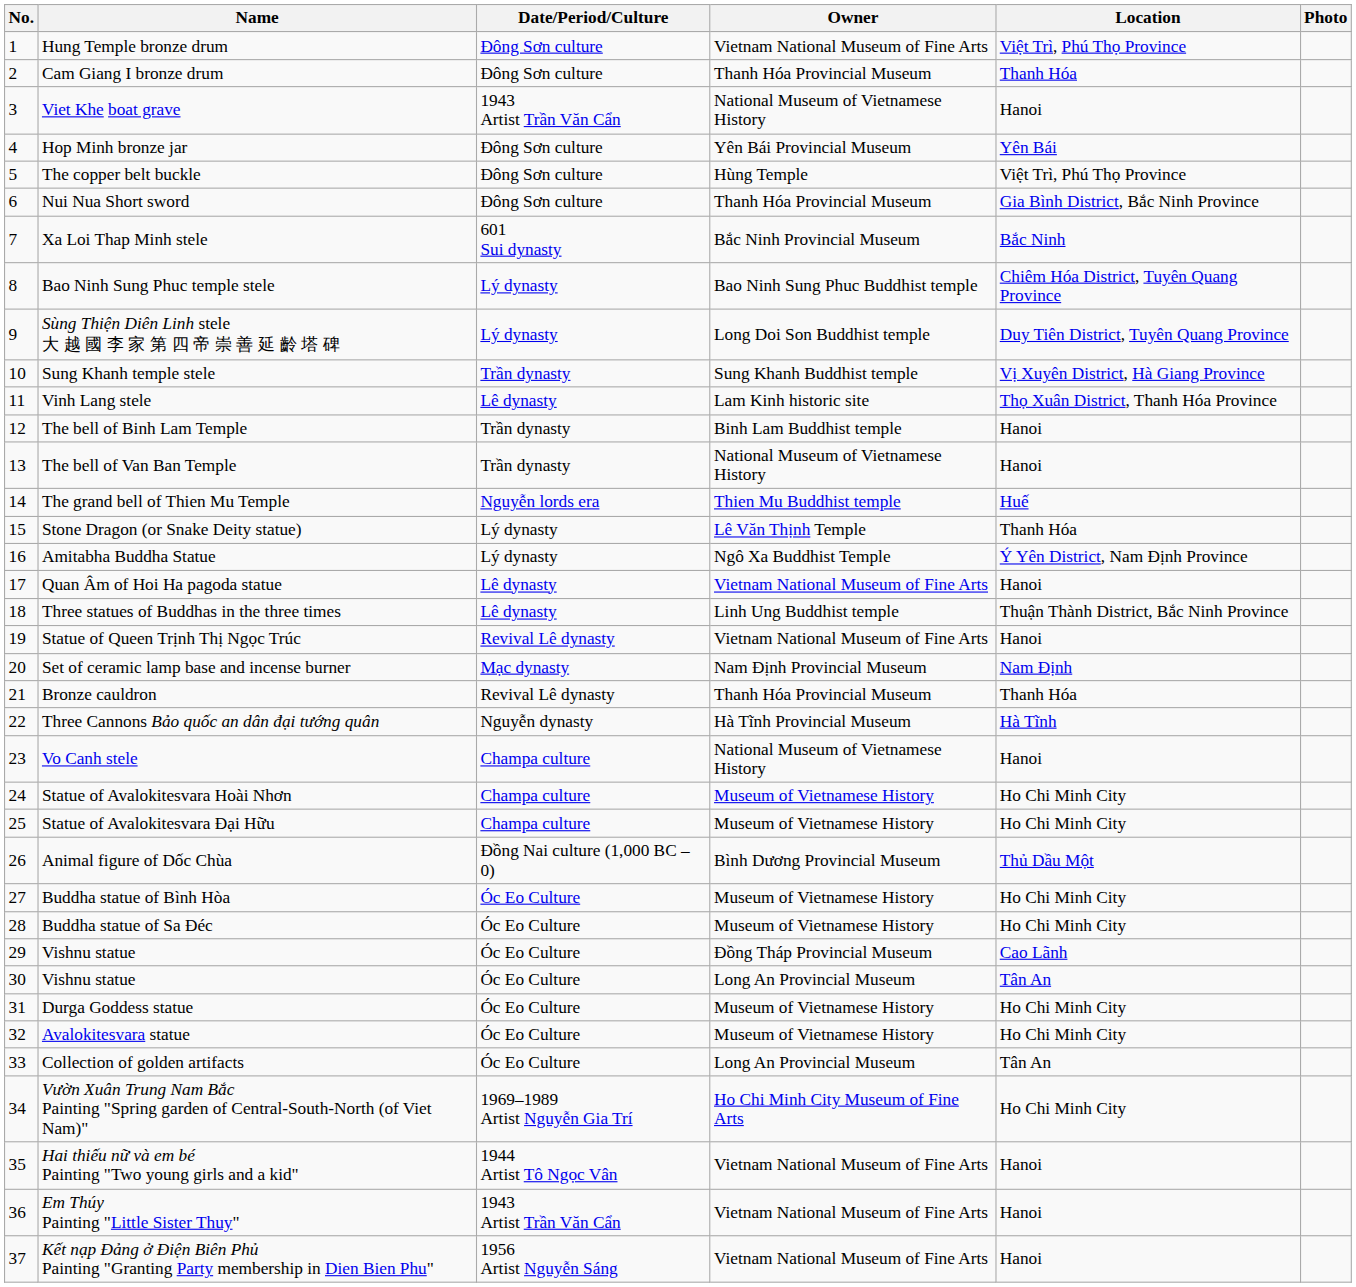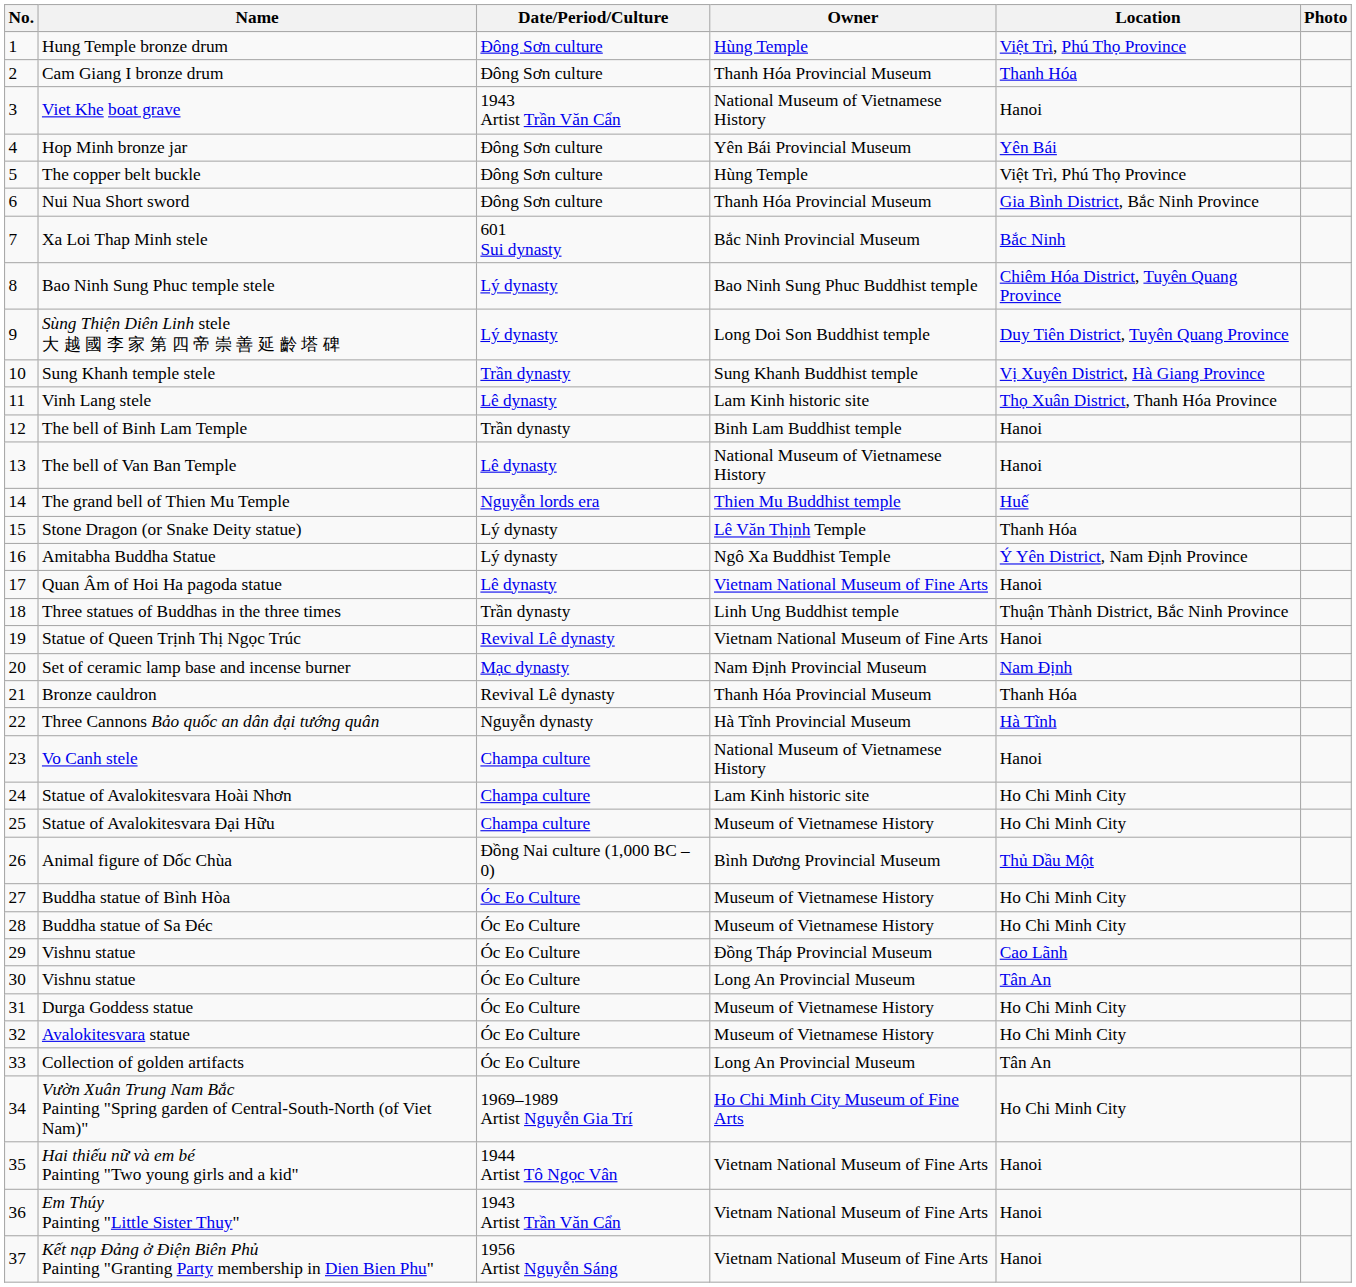(851, 45) Vietnam National Museum of Fine Arts -> (761, 45) Hùng Temple
(525, 465) Trần dynasty -> (519, 465) Lê dynasty
(519, 611) Lê dynasty -> (525, 611) Trần dynasty
(824, 795) Museum of Vietnamese History -> (792, 795) Lam Kinh historic site
